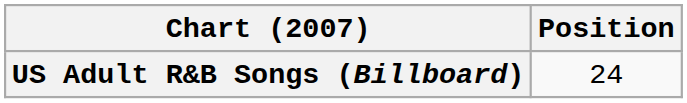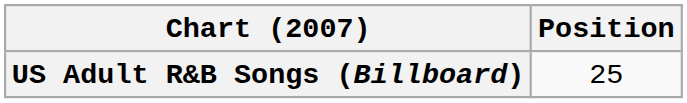(606, 75) 24 -> (606, 75) 25
